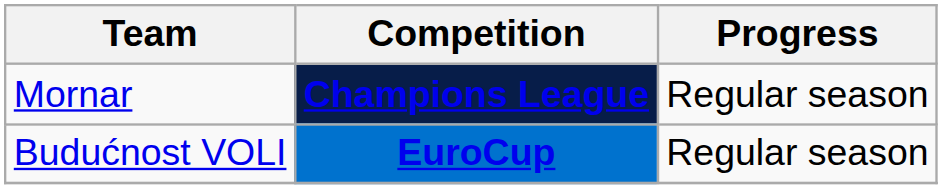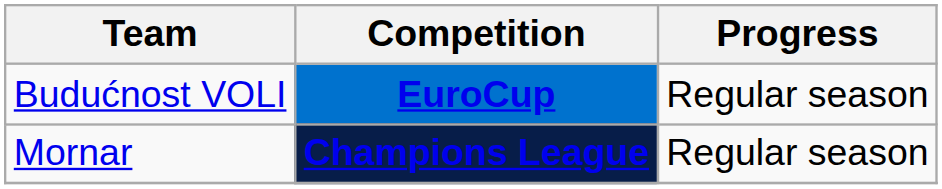rows swapped: (150, 152) <-> (73, 93)
